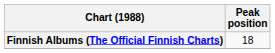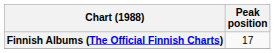(248, 40) 18 -> (248, 40) 17
